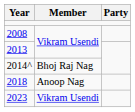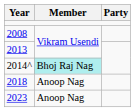(65, 66) no background -> (65, 66) paleturquoise background
(68, 98) Vikram Usendi -> (60, 98) Anoop Nag
